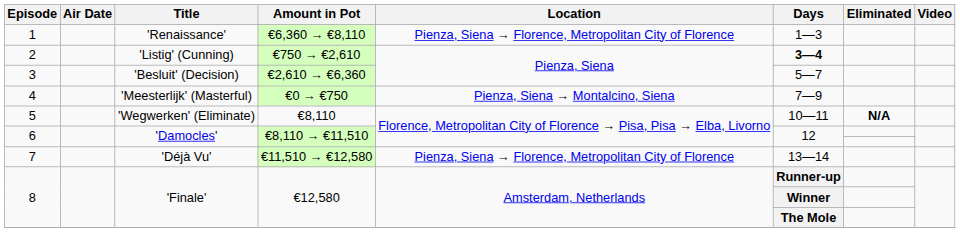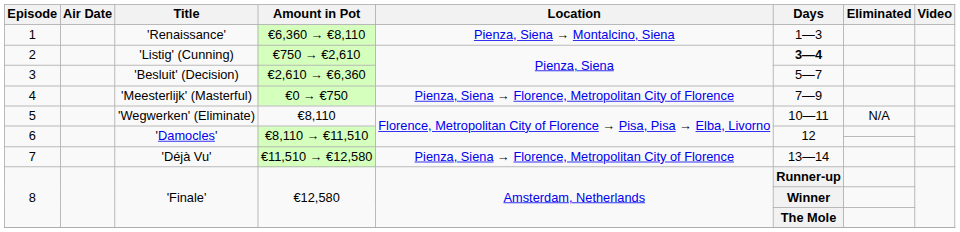(574, 34) Pienza, Siena → Florence, Metropolitan City of Florence -> (574, 34) Pienza, Siena → Montalcino, Siena
(574, 95) Pienza, Siena → Montalcino, Siena -> (574, 95) Pienza, Siena → Florence, Metropolitan City of Florence
(879, 116) bold -> (879, 116) normal
